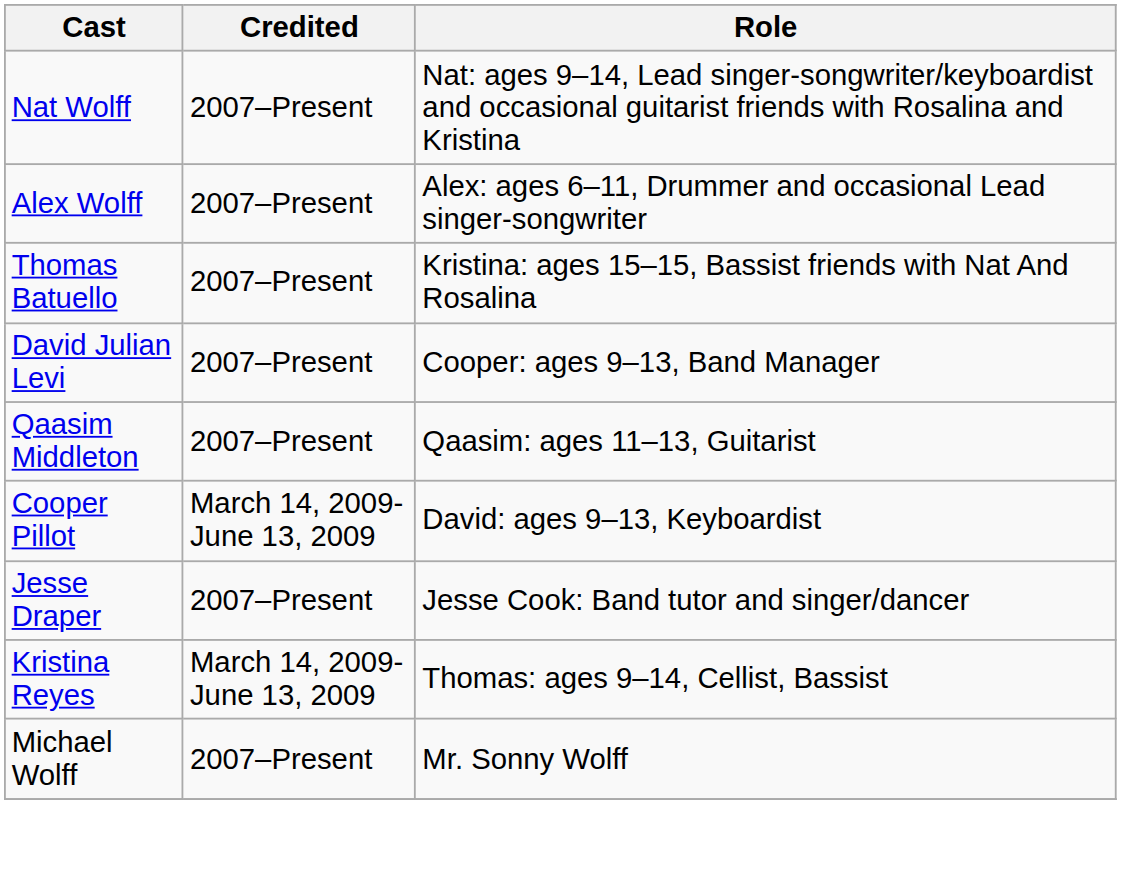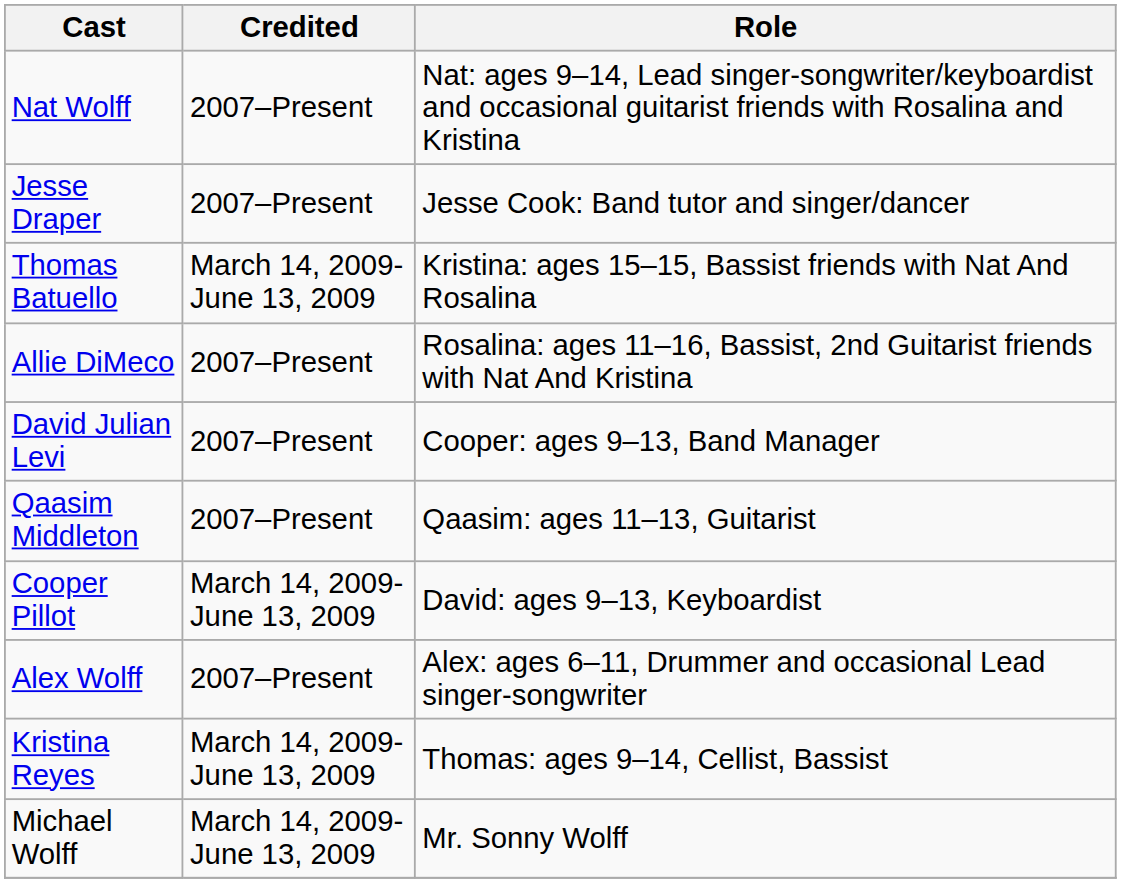rows swapped: (77, 202) <-> (56, 599)
(281, 282) 2007–Present -> (297, 282) March 14, 2009- June 13, 2009
+ row: (93, 361)
(281, 758) 2007–Present -> (297, 837) March 14, 2009- June 13, 2009
